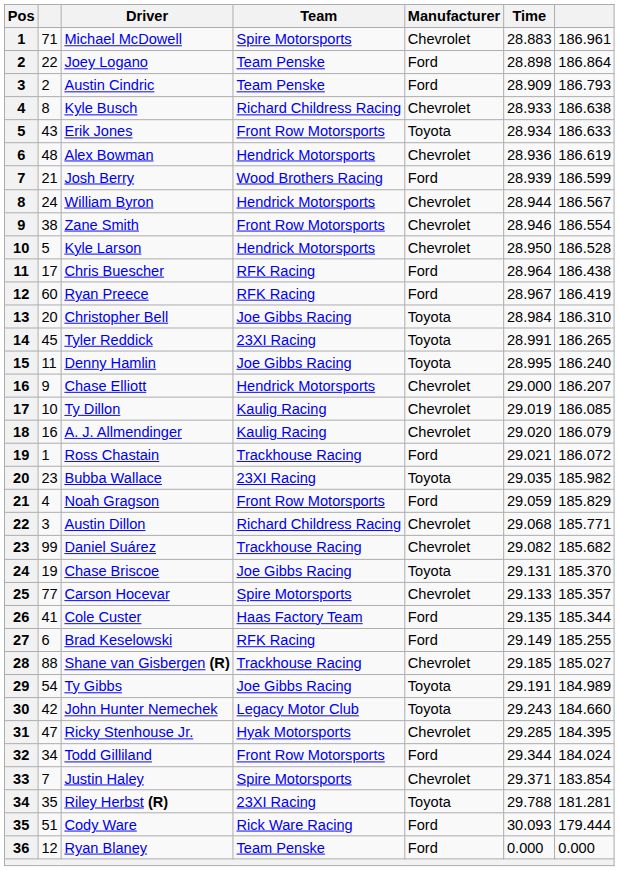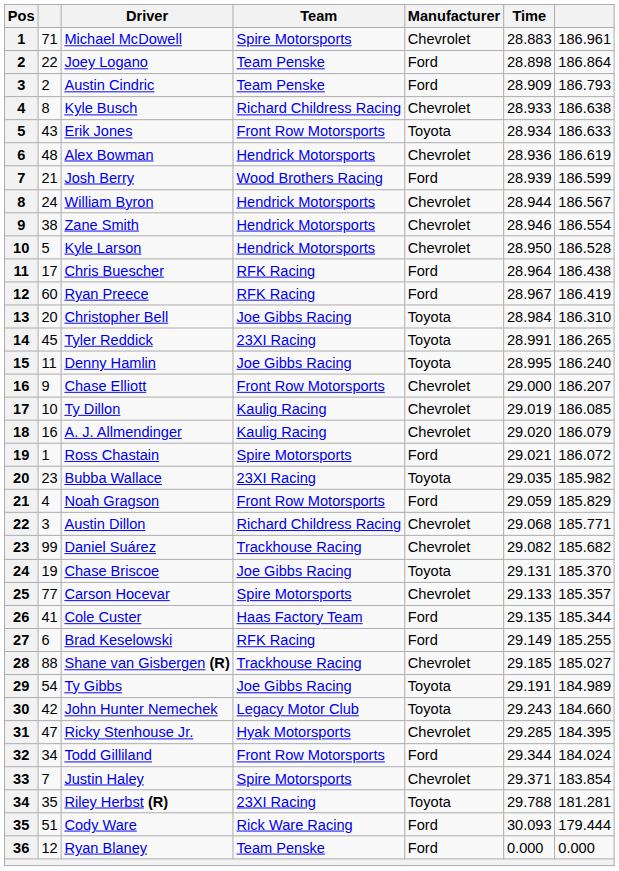(311, 224) Front Row Motorsports -> (306, 224) Hendrick Motorsports
(306, 386) Hendrick Motorsports -> (311, 386) Front Row Motorsports
(299, 455) Trackhouse Racing -> (294, 455) Spire Motorsports
